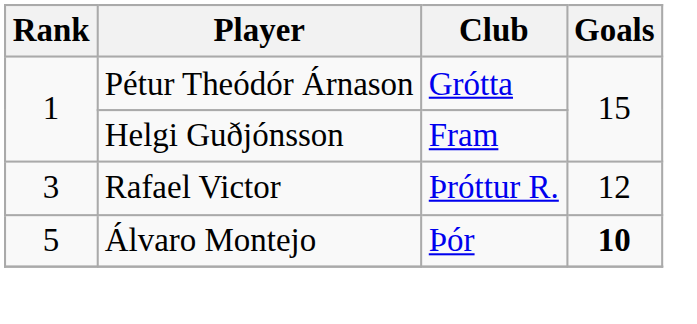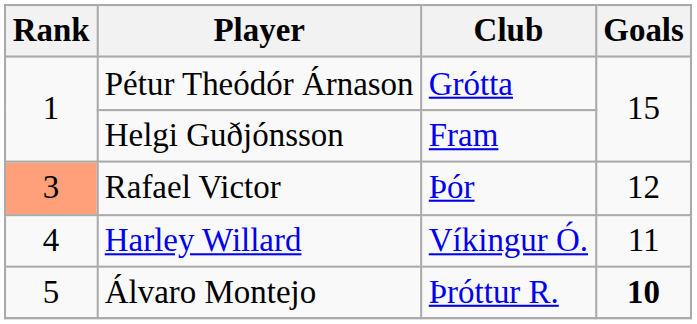(51, 187) no background -> (51, 187) lightsalmon background
(494, 187) Þróttur R. -> (452, 187) Þór
+ row: (203, 239)
(452, 239) Þór -> (494, 291) Þróttur R.
